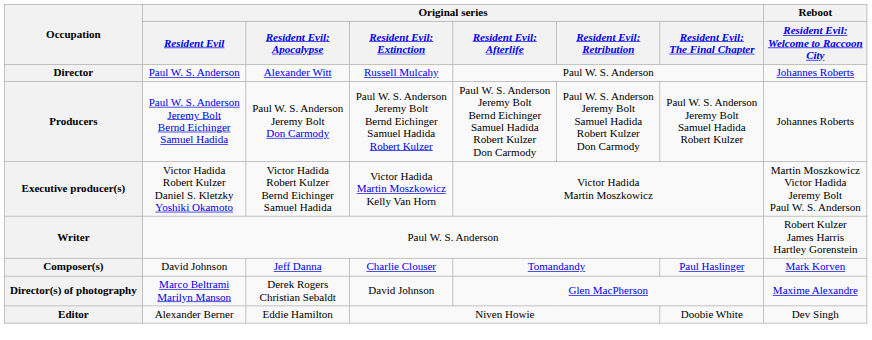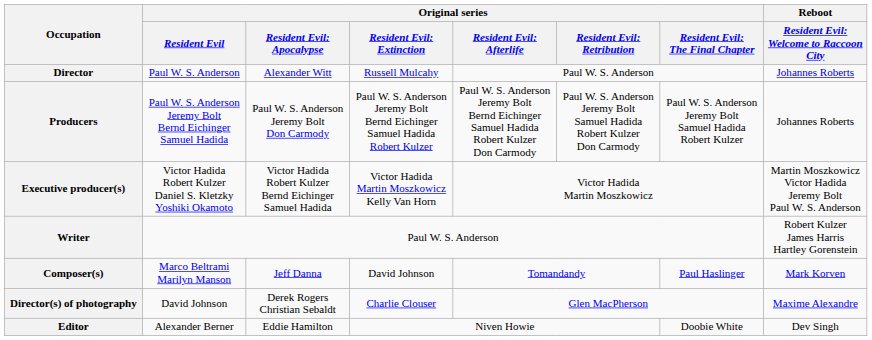(194, 267) David Johnson -> (194, 273) Marco Beltrami Marilyn Manson
(401, 267) Charlie Clouser -> (401, 273) David Johnson
(194, 291) Marco Beltrami Marilyn Manson -> (194, 303) David Johnson
(401, 291) David Johnson -> (401, 303) Charlie Clouser
